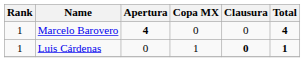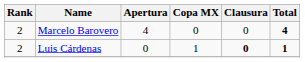(20, 30) 1 -> (20, 30) 2
(146, 30) bold -> (146, 30) normal
(20, 48) 1 -> (20, 48) 2
